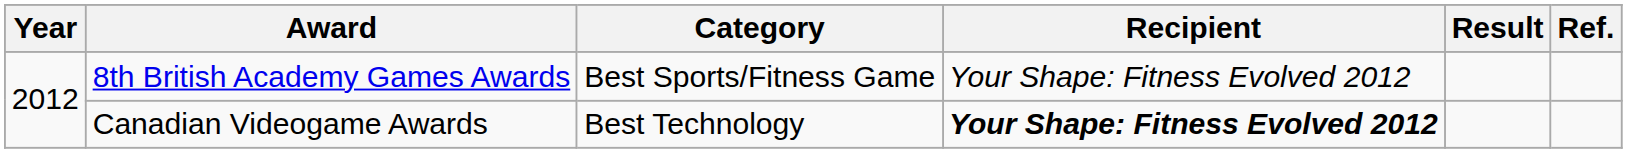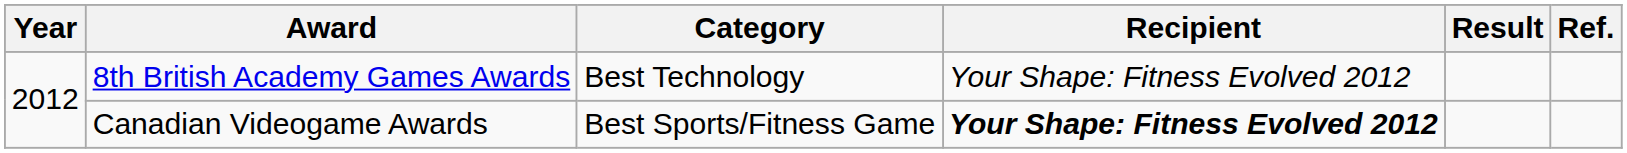(760, 76) Best Sports/Fitness Game -> (694, 76) Best Technology
(694, 123) Best Technology -> (760, 123) Best Sports/Fitness Game
